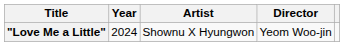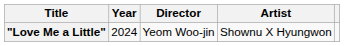columns swapped: (198, 13) <-> (296, 13)
